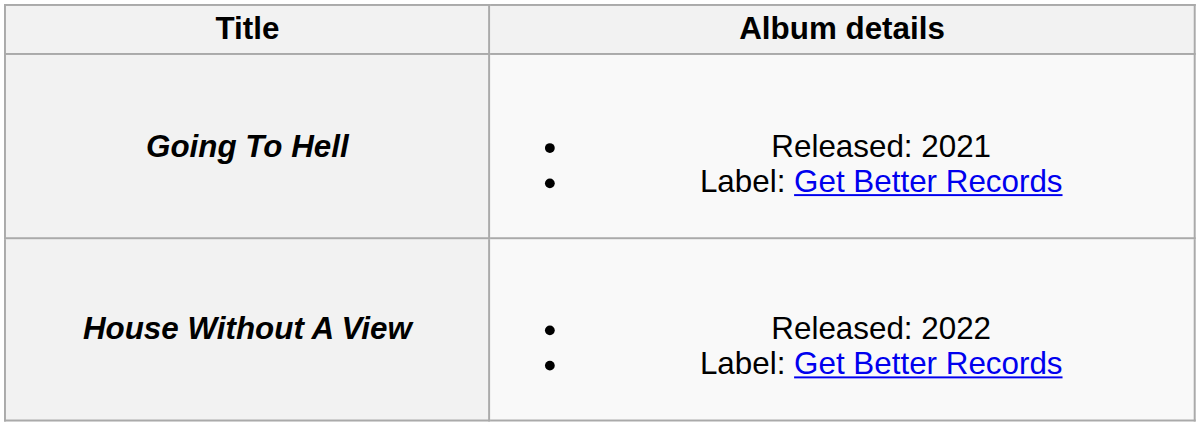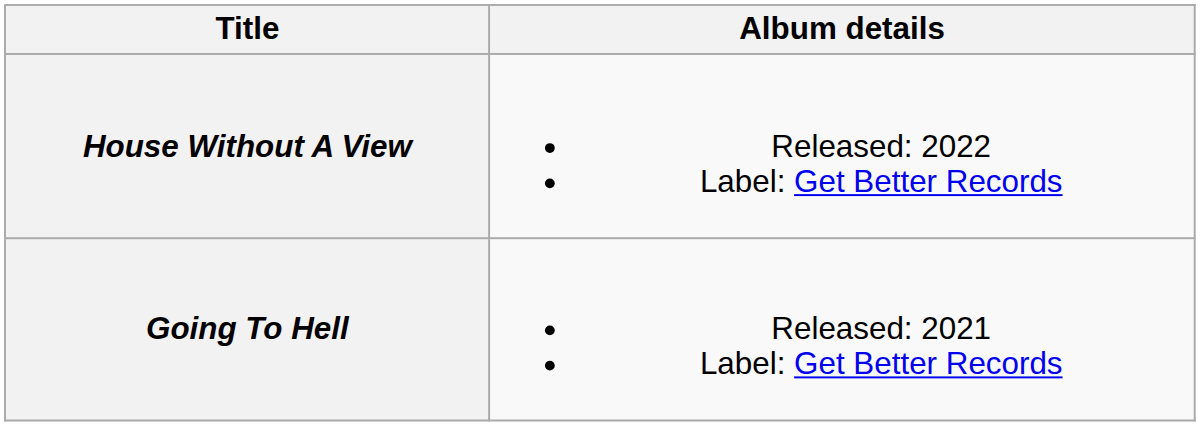rows swapped: (247, 145) <-> (247, 328)
